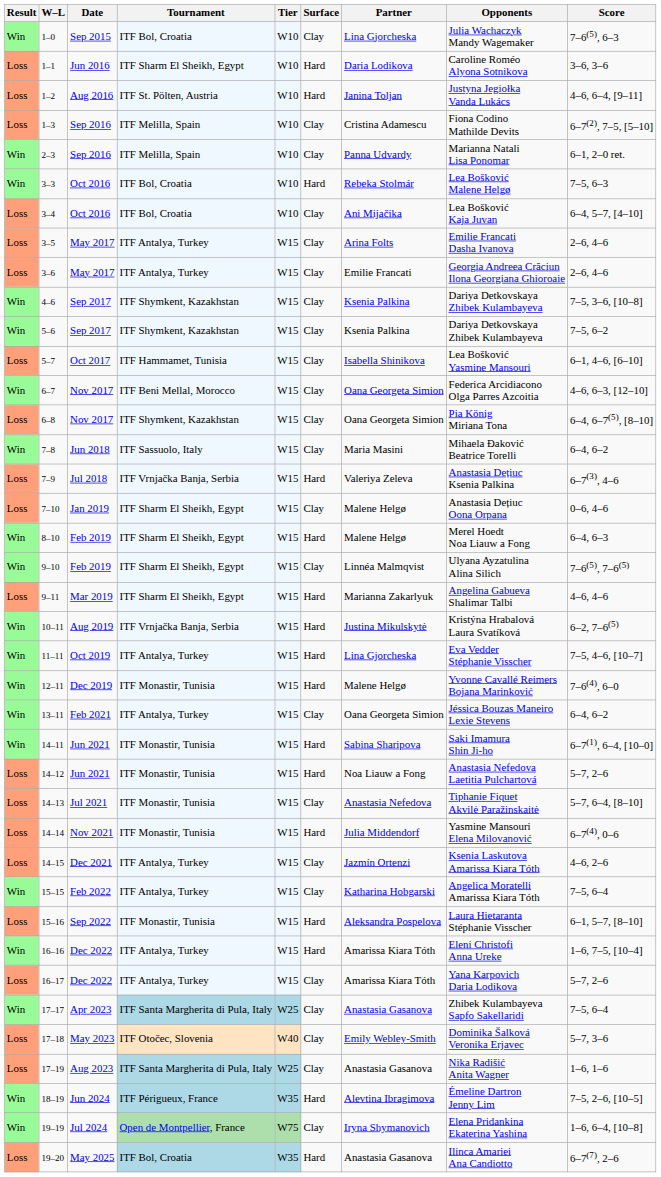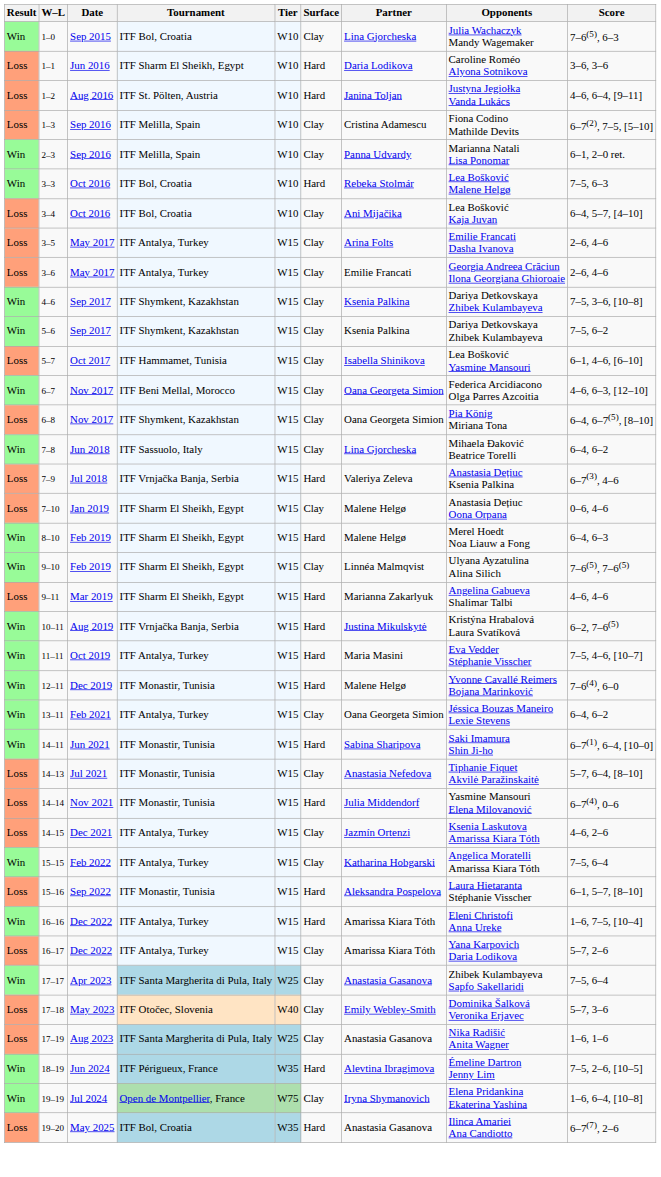(374, 449) Maria Masini -> (380, 449) Lina Gjorcheska
(380, 655) Lina Gjorcheska -> (374, 655) Maria Masini
- row: (53, 774)
